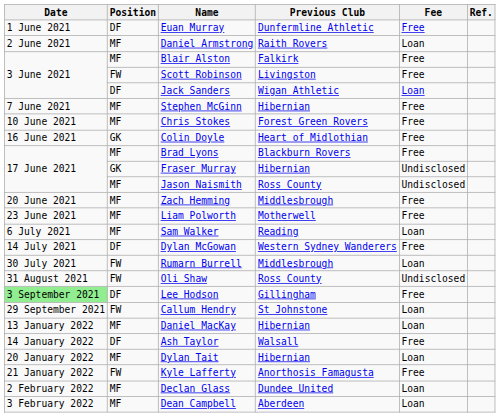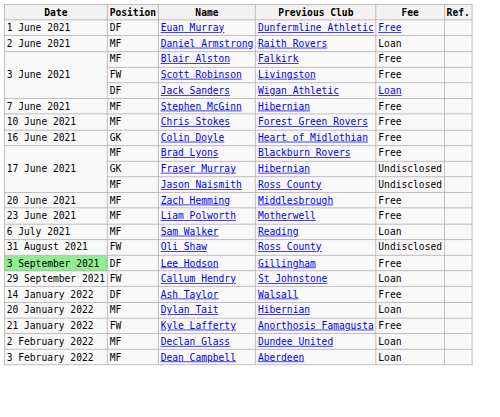- row: (198, 247)
- row: (201, 263)
- row: (198, 326)
